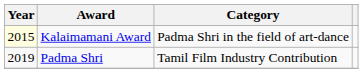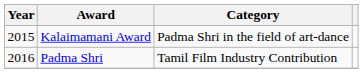(21, 36) lightyellow background -> (21, 36) no background
(21, 57) 2019 -> (21, 57) 2016
